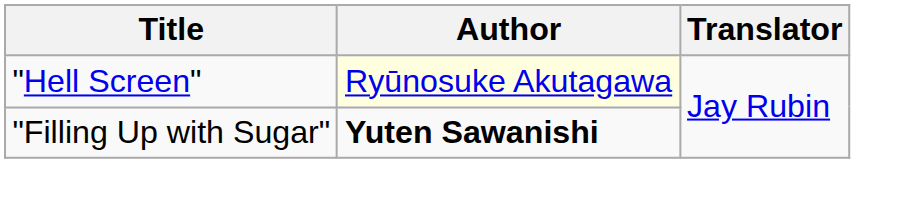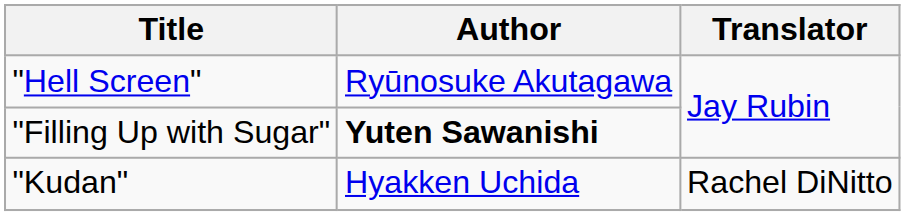(509, 81) lightyellow background -> (509, 81) no background
+ row: (70, 183)
